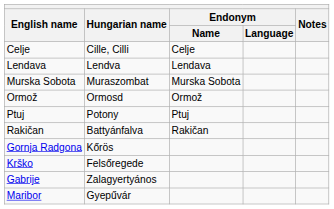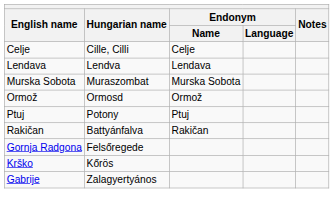(100, 147) Kőrös -> (115, 147) Felsőregede
(115, 163) Felsőregede -> (100, 163) Kőrös
- row: (24, 195)
